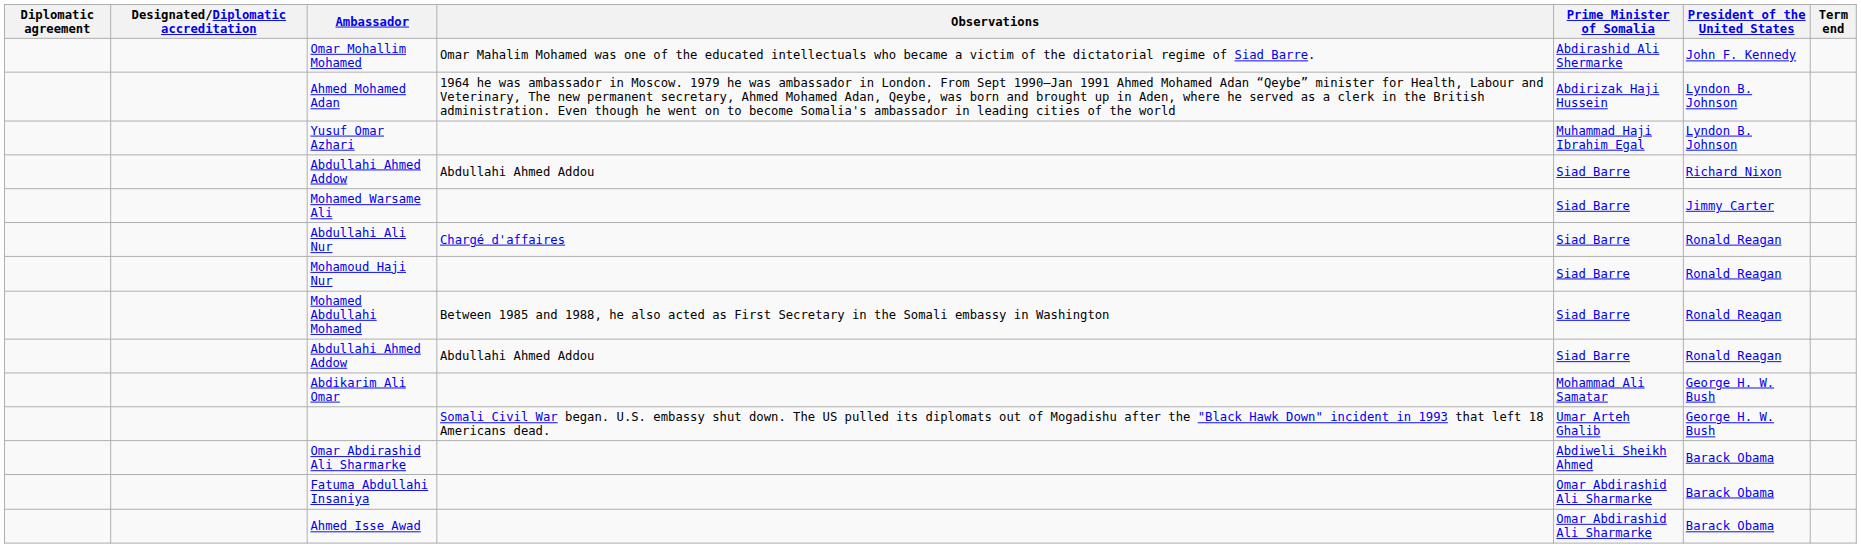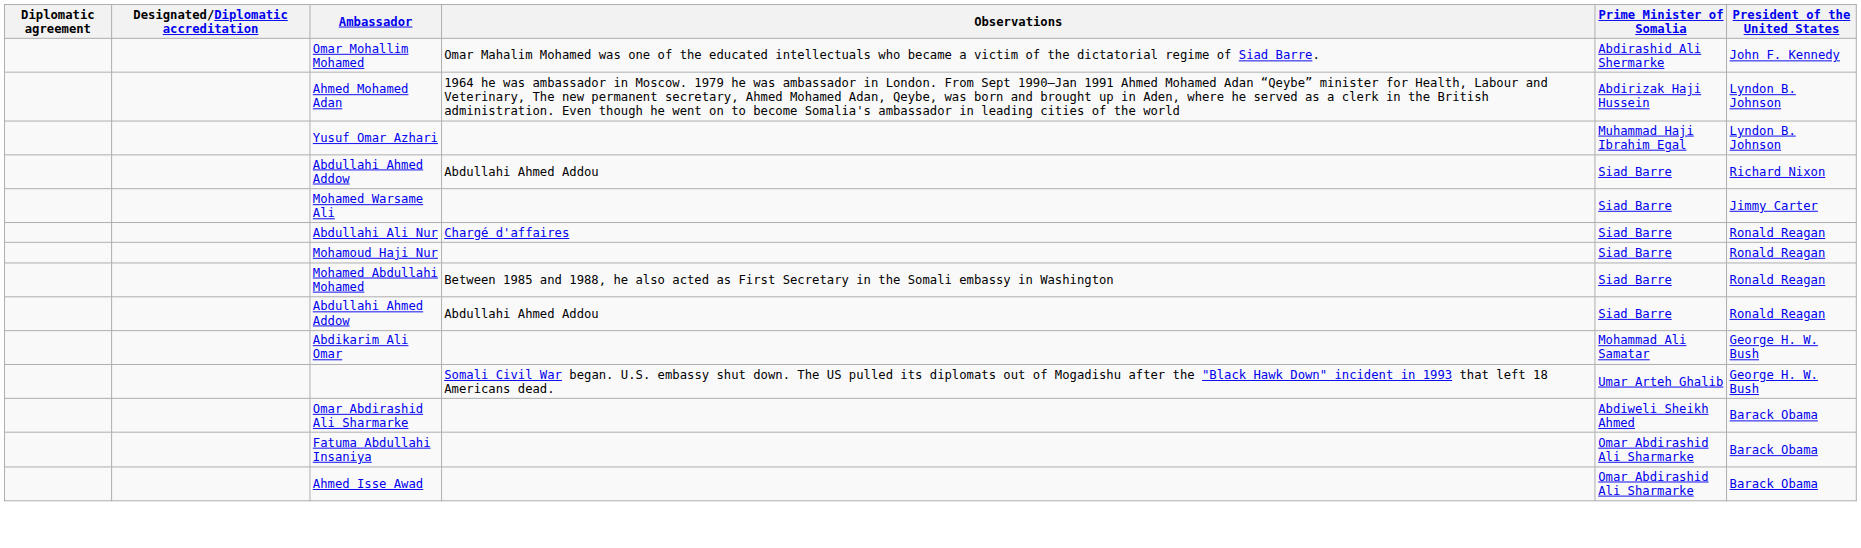- column: (1833, 21)
